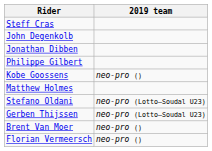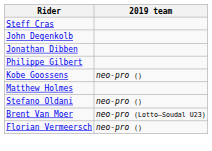(151, 101) neo-pro (Lotto–Soudal U23) -> (119, 101) neo-pro ()
- row: (42, 114)
(119, 127) neo-pro () -> (151, 114) neo-pro (Lotto–Soudal U23)
